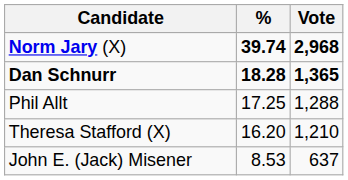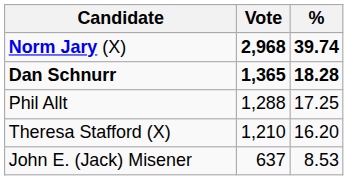columns swapped: (316, 18) <-> (263, 18)
